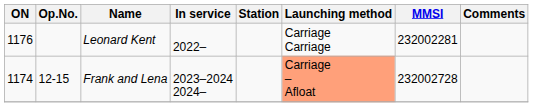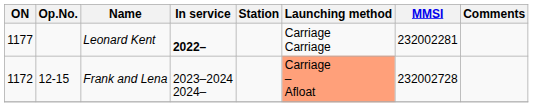(20, 39) 1176 -> (20, 39) 1177
(190, 46) normal -> (190, 46) bold
(20, 79) 1174 -> (20, 79) 1172
